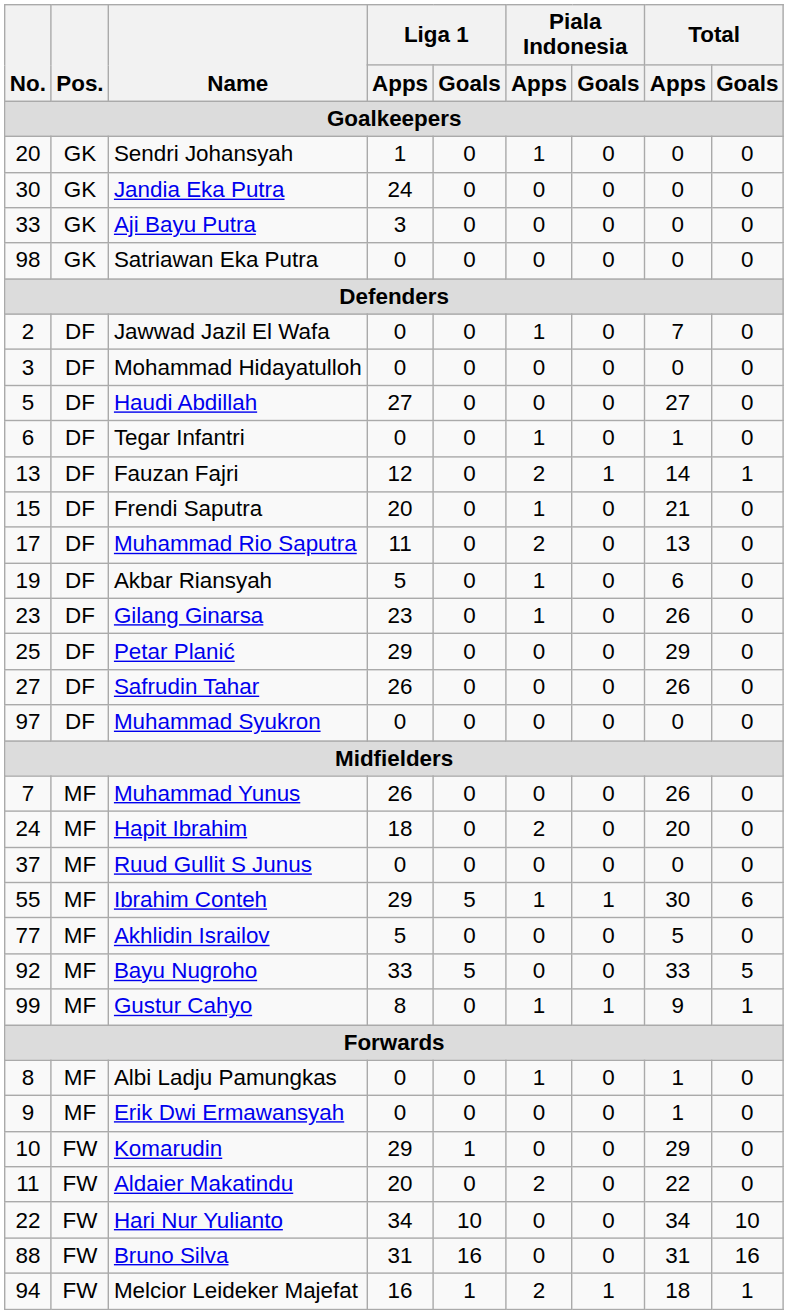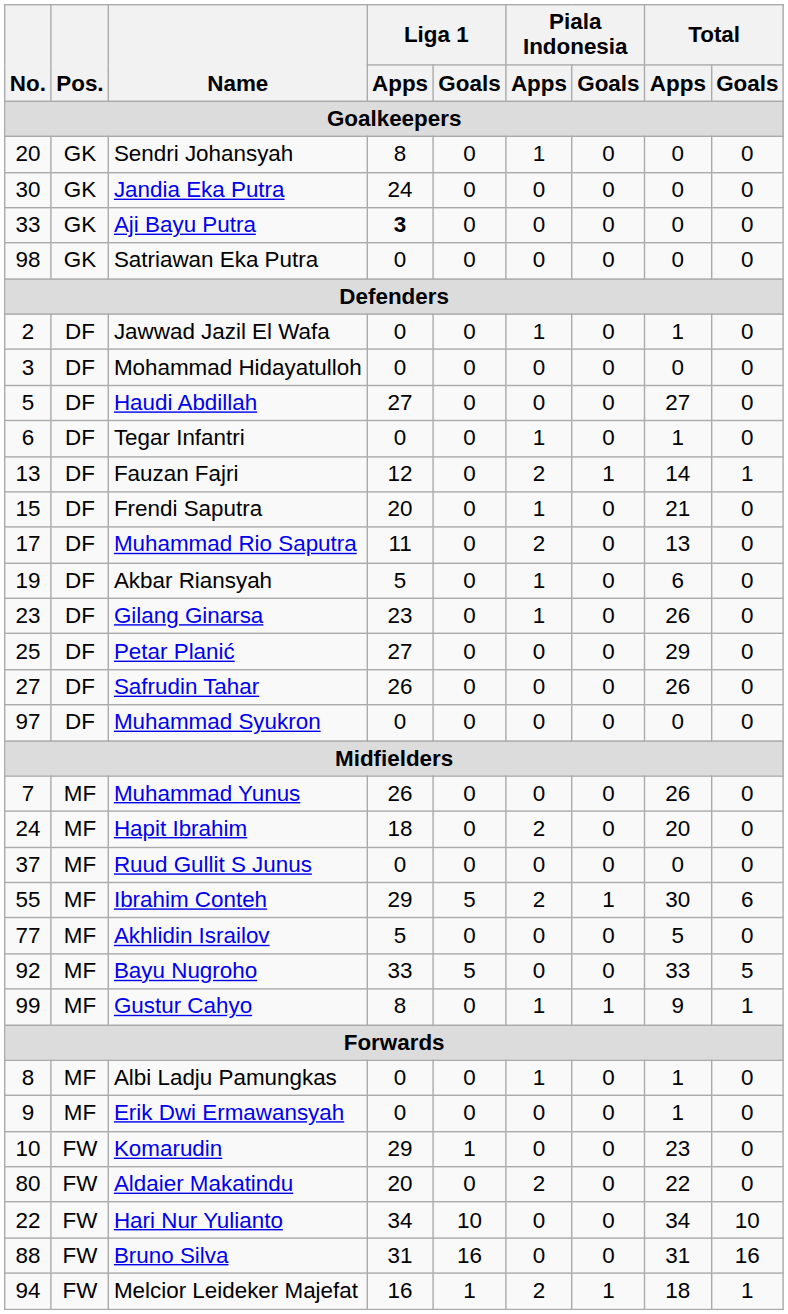(400, 154) 1 -> (400, 154) 8
(400, 225) normal -> (400, 225) bold
(678, 331) 7 -> (678, 331) 1
(400, 651) 29 -> (400, 651) 27
(539, 900) 1 -> (539, 900) 2
(678, 1148) 29 -> (678, 1148) 23
(28, 1184) 11 -> (28, 1184) 80
